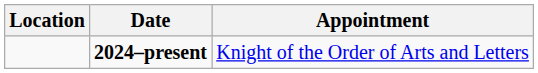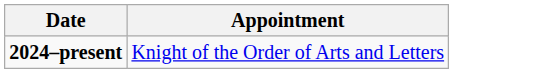- column: (47, 20)
